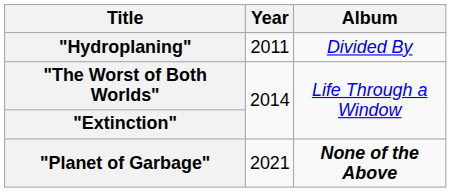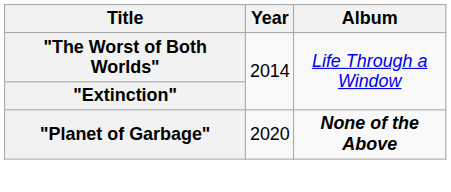- row: (125, 47)
(270, 162) 2021 -> (270, 134) 2020
